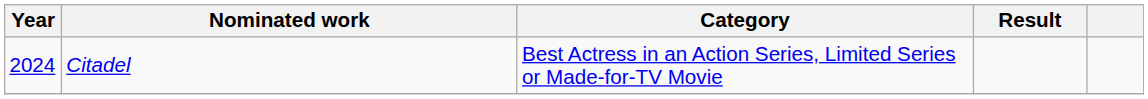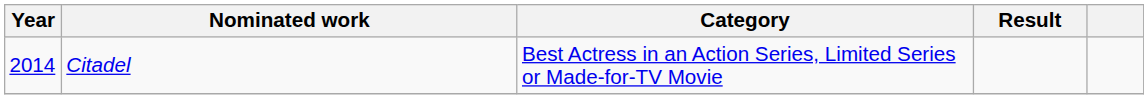(32, 65) 2024 -> (32, 65) 2014
